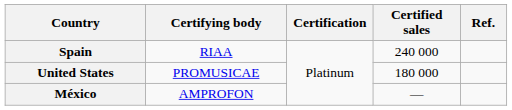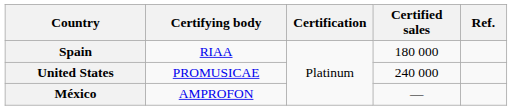(417, 51) 240 000 -> (417, 51) 180 000
(417, 72) 180 000 -> (417, 72) 240 000
